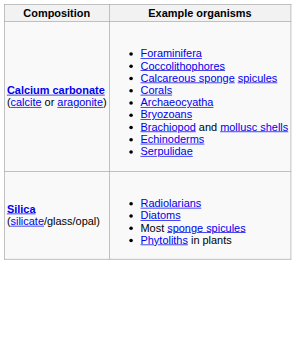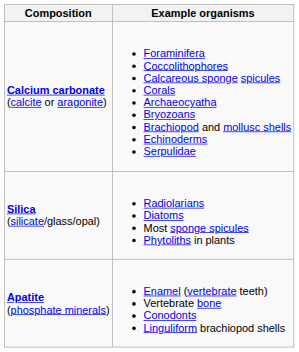+ row: (58, 303)
